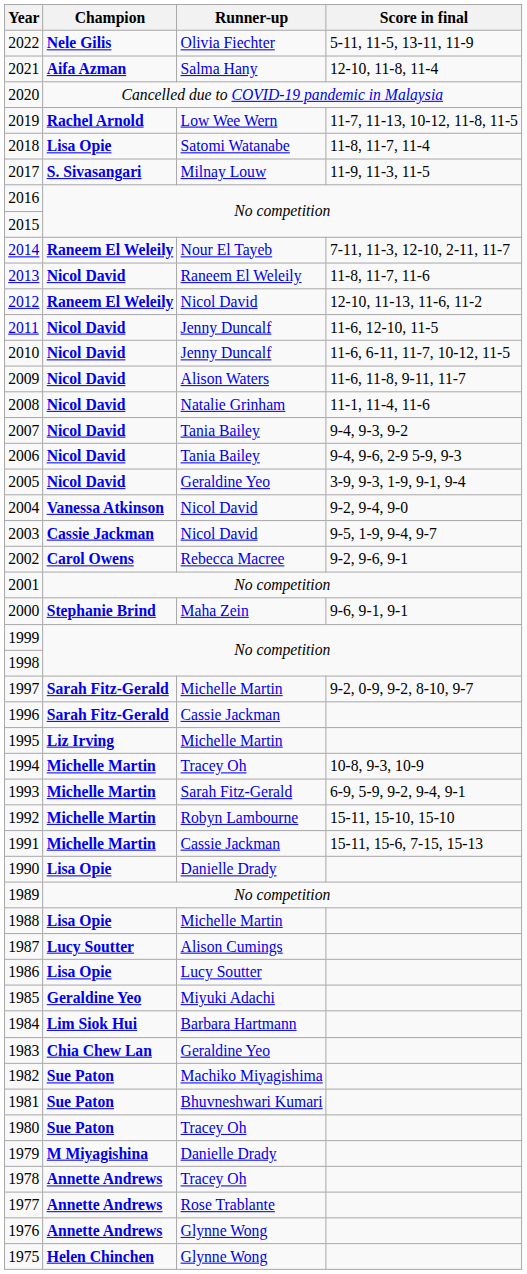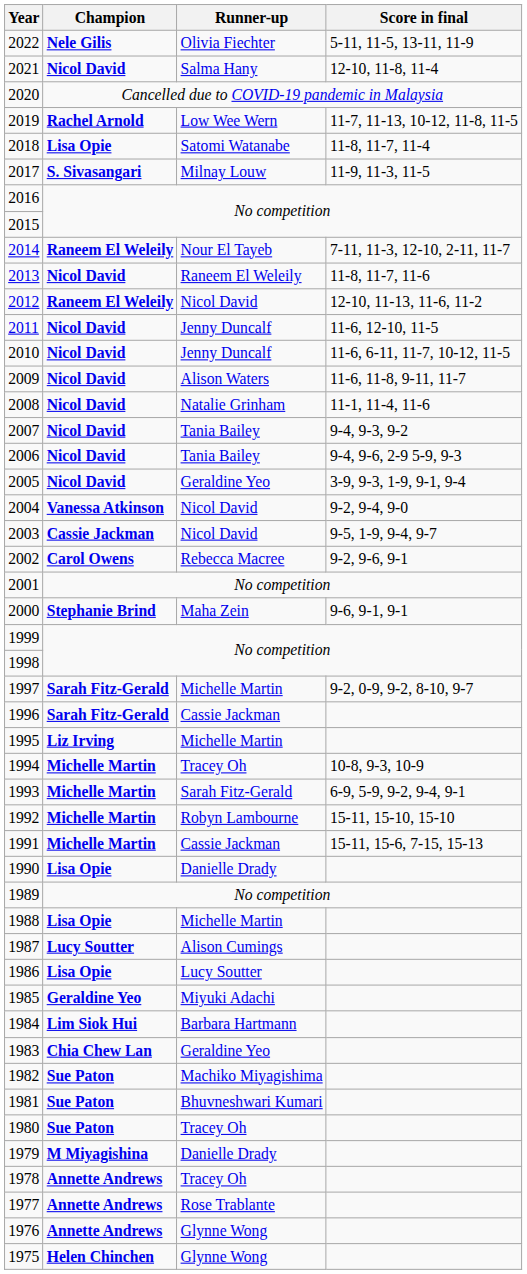(86, 69) Aifa Azman -> (86, 69) Nicol David
